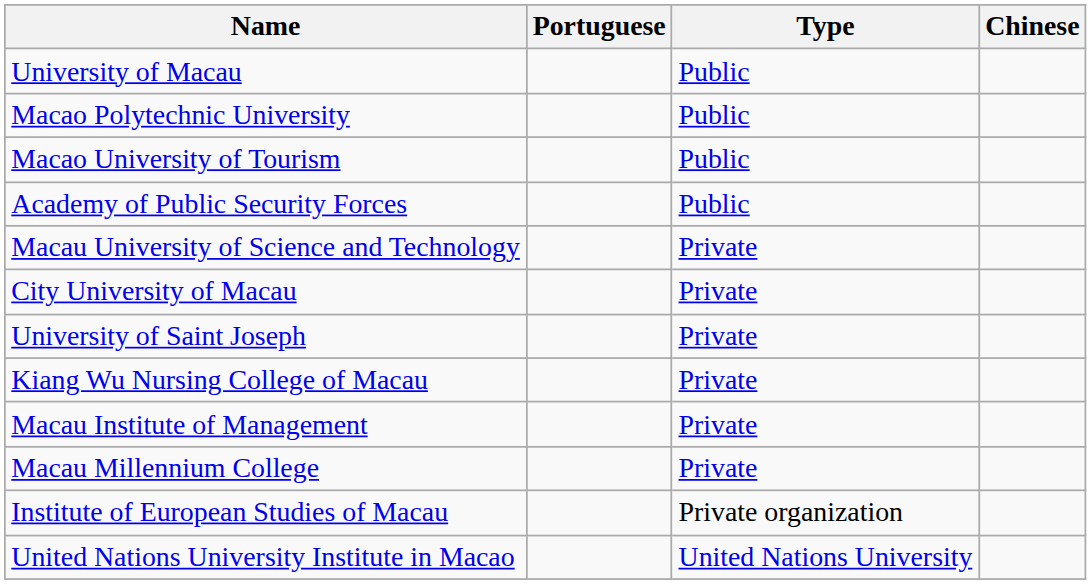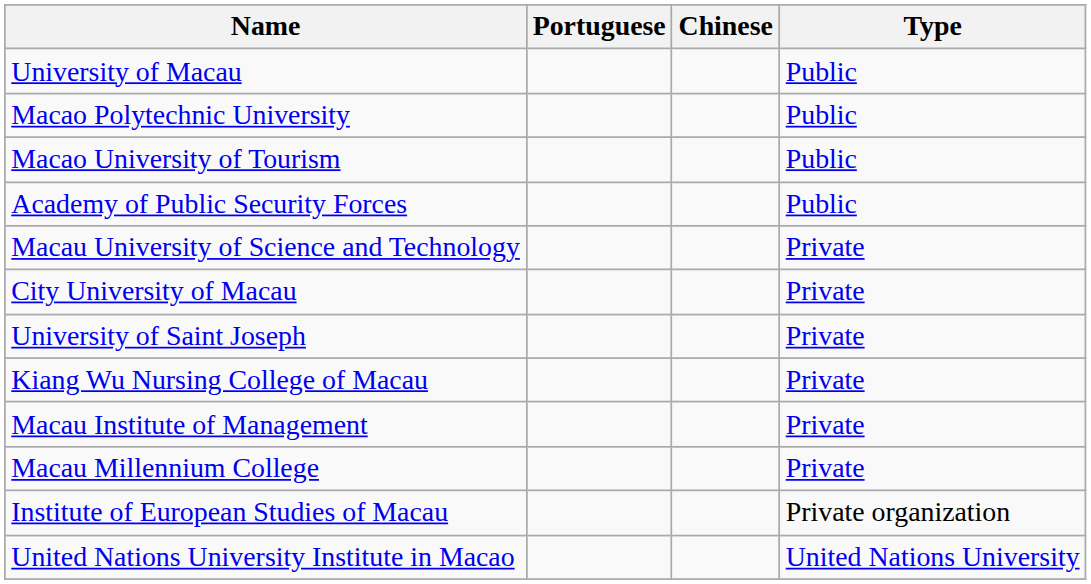columns swapped: (1032, 26) <-> (825, 26)
